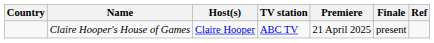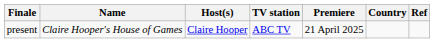columns swapped: (26, 12) <-> (391, 12)
